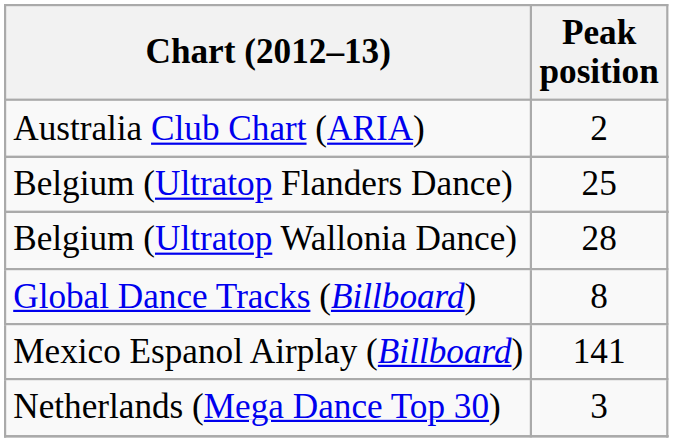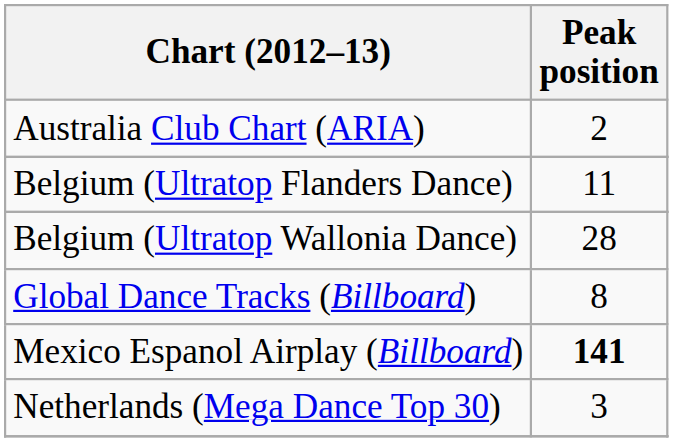(599, 183) 25 -> (599, 183) 11
(599, 351) normal -> (599, 351) bold
